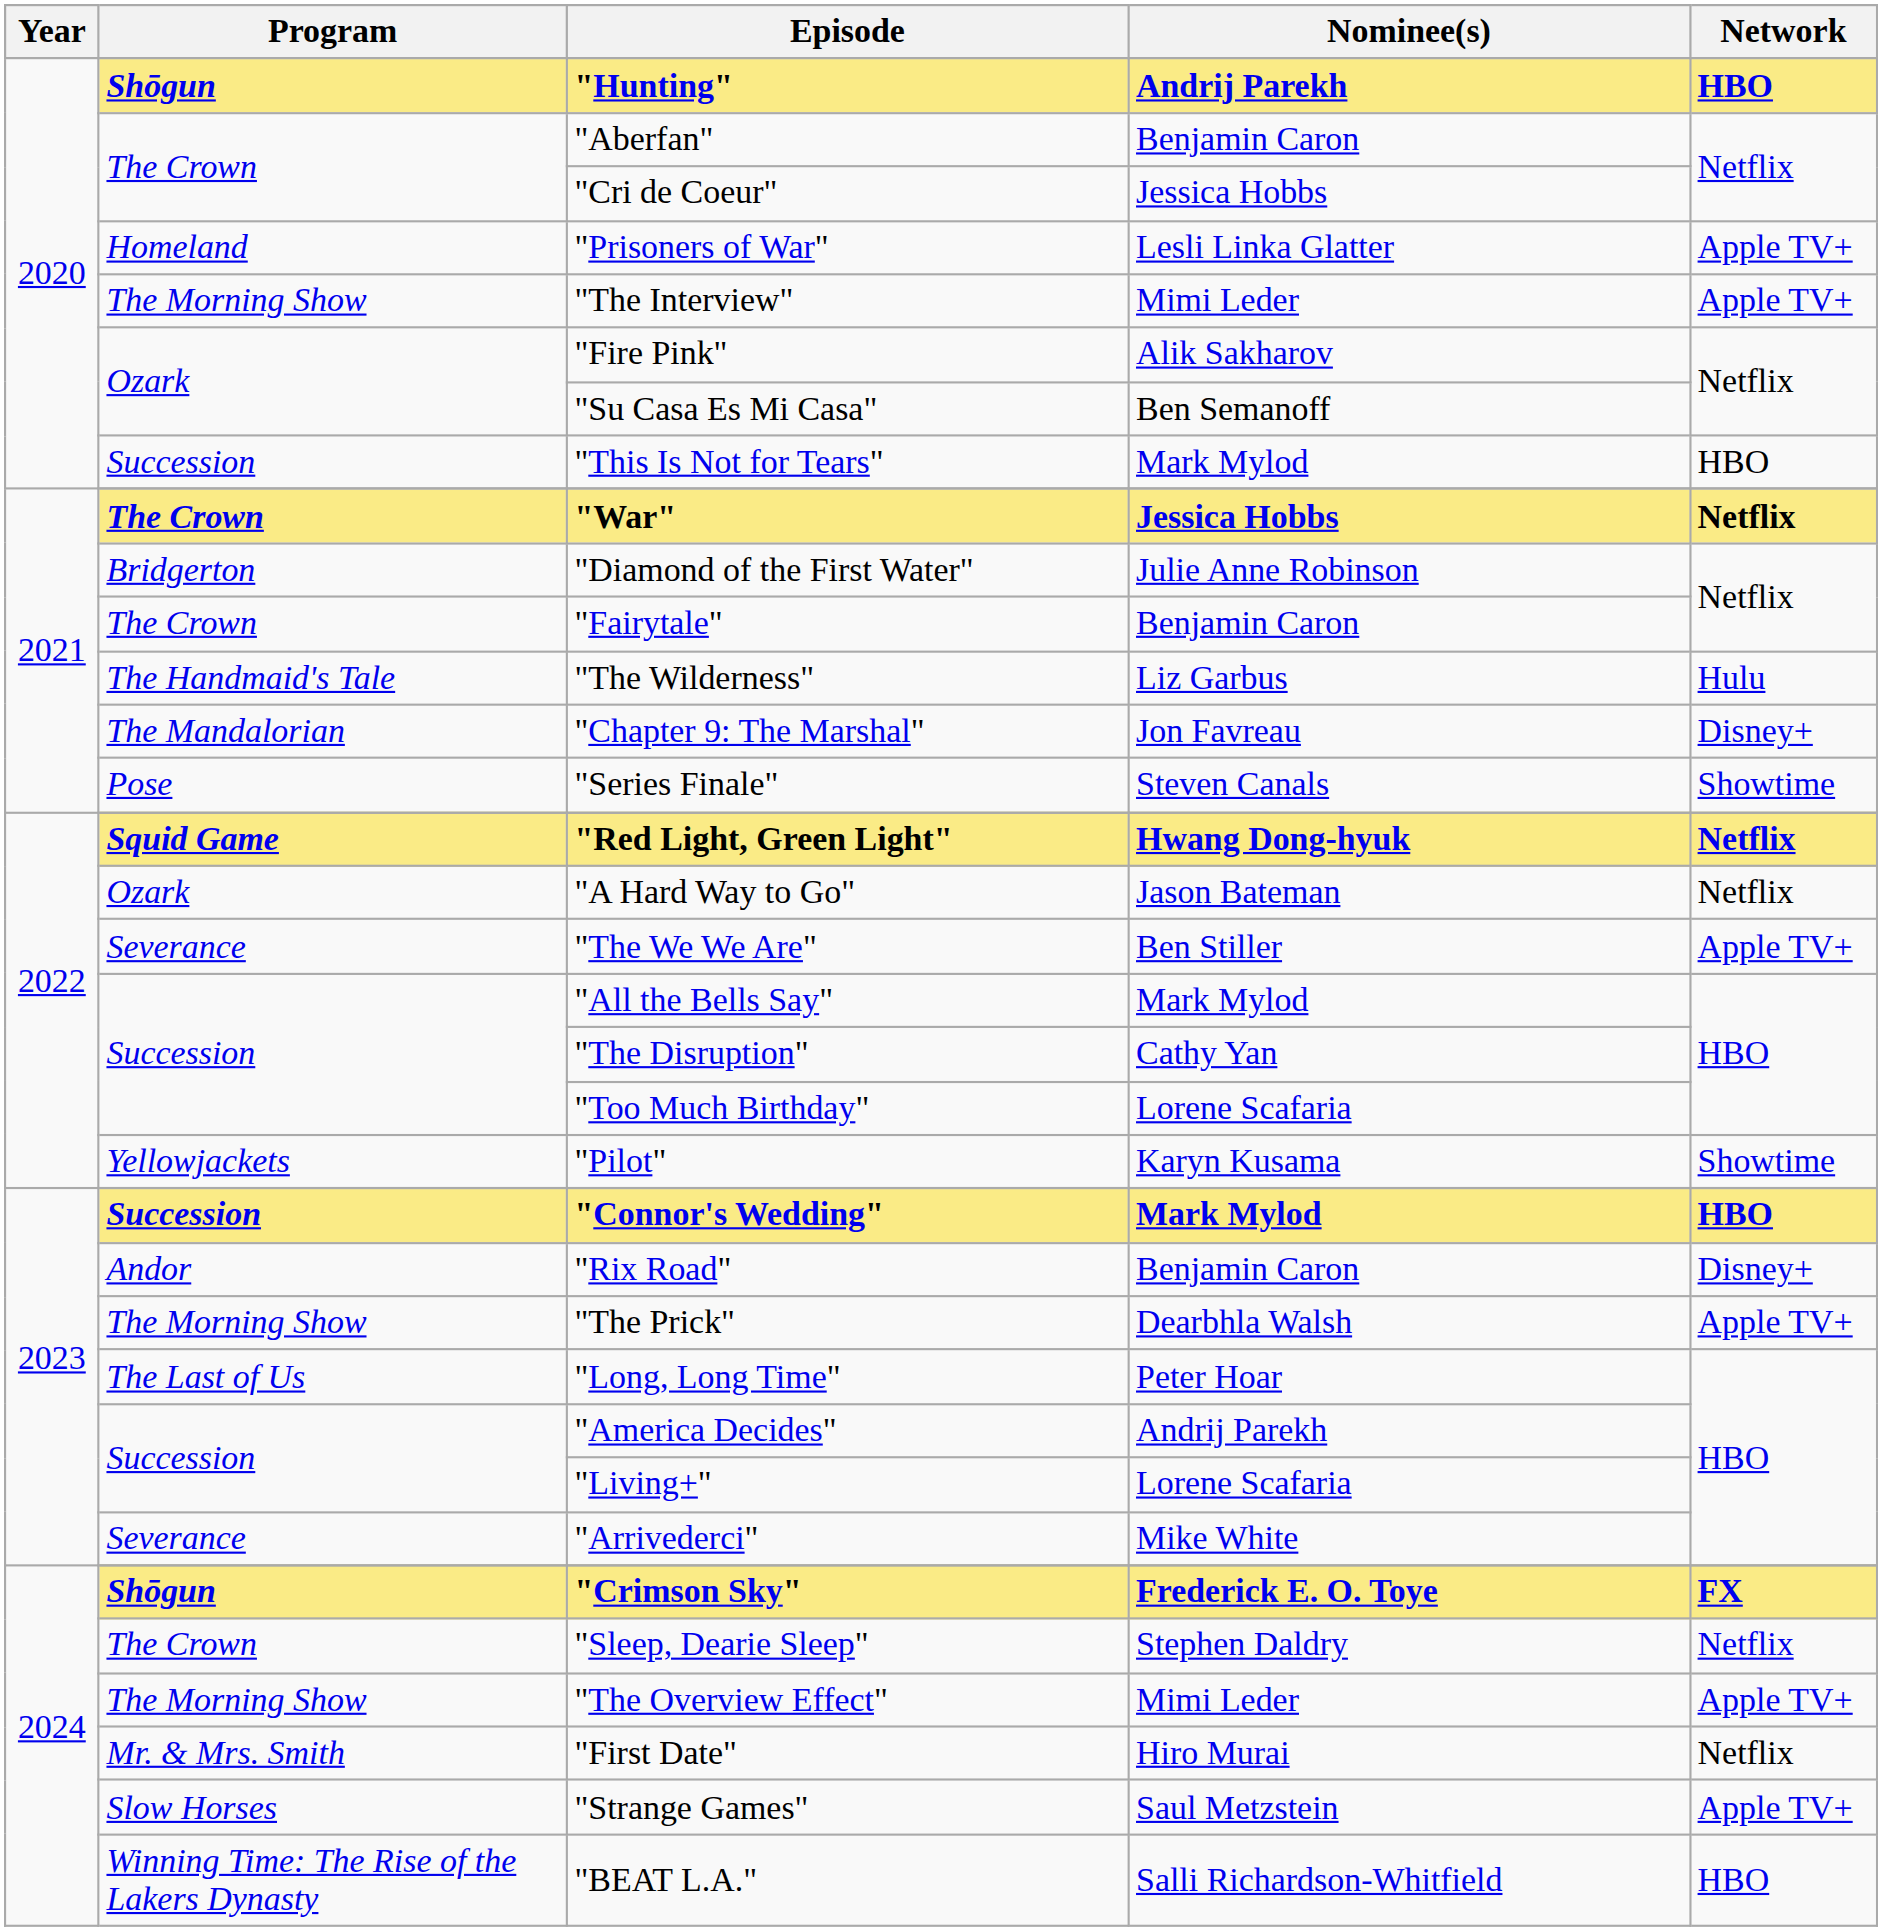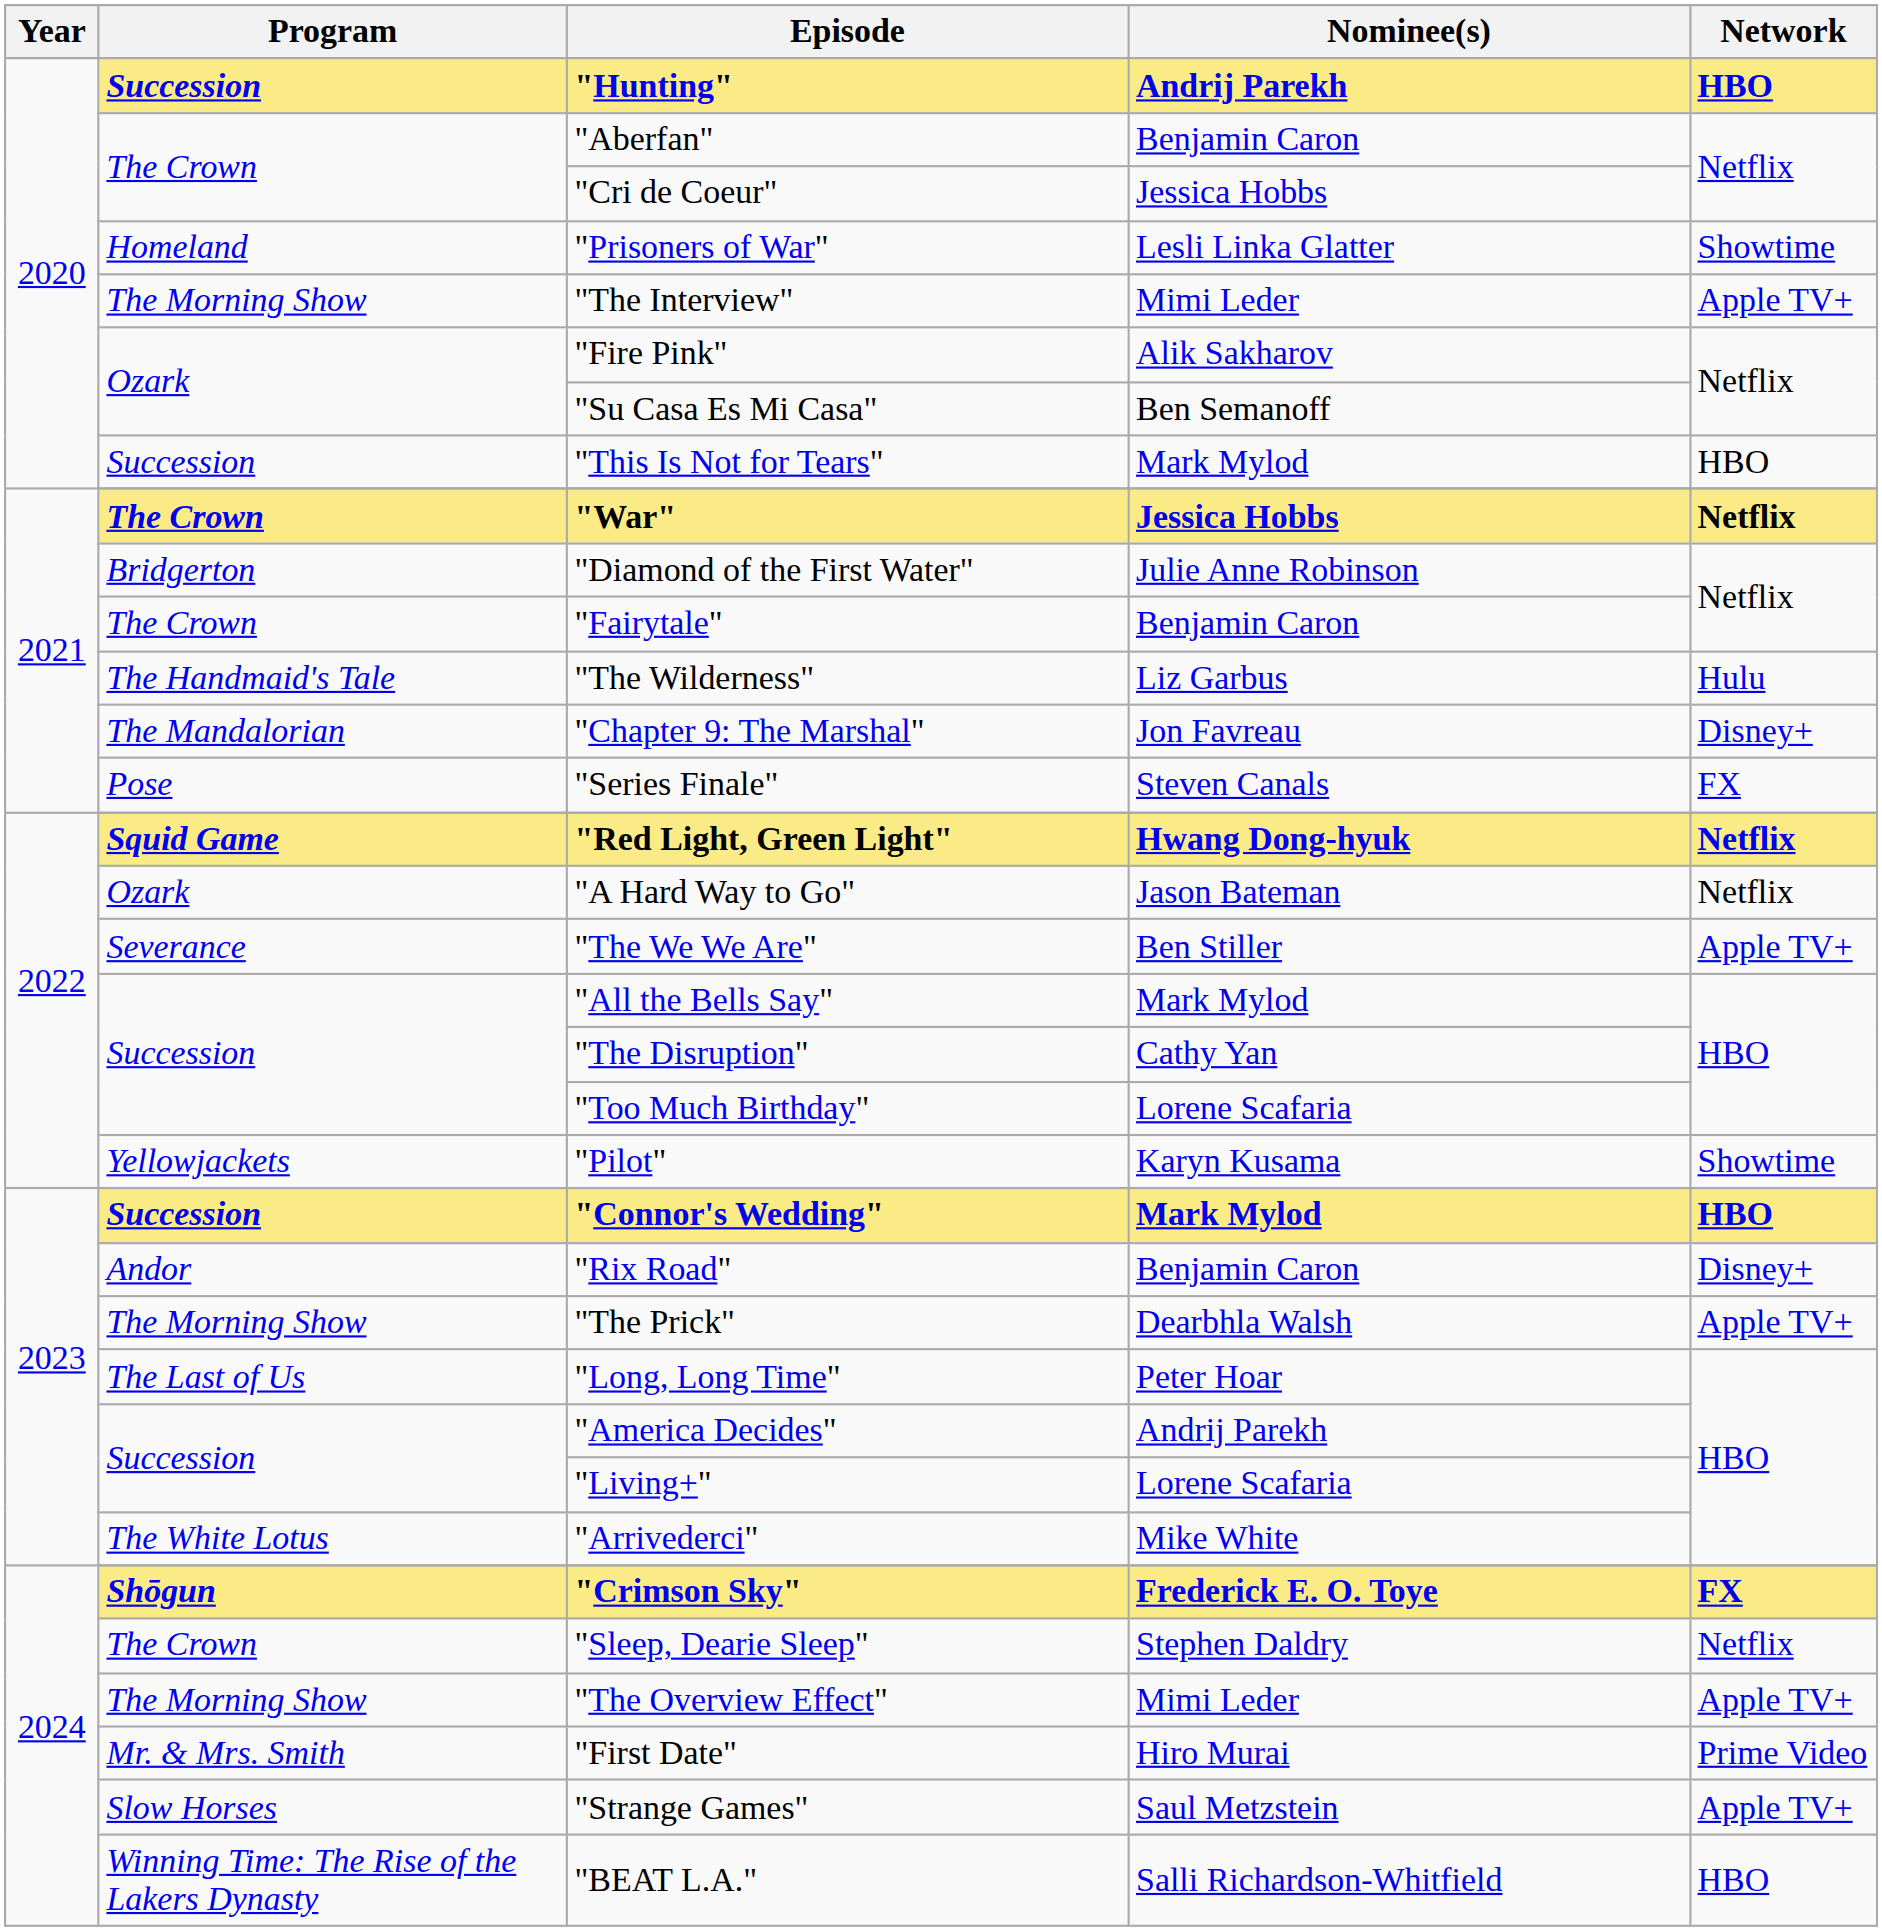(161, 85) Shōgun -> (184, 85) Succession
(1775, 246) Apple TV+ -> (1766, 246) Showtime
(1766, 784) Showtime -> (1719, 784) FX
(176, 1537) Severance -> (218, 1537) The White Lotus
(1746, 1752) Netflix -> (1782, 1752) Prime Video
